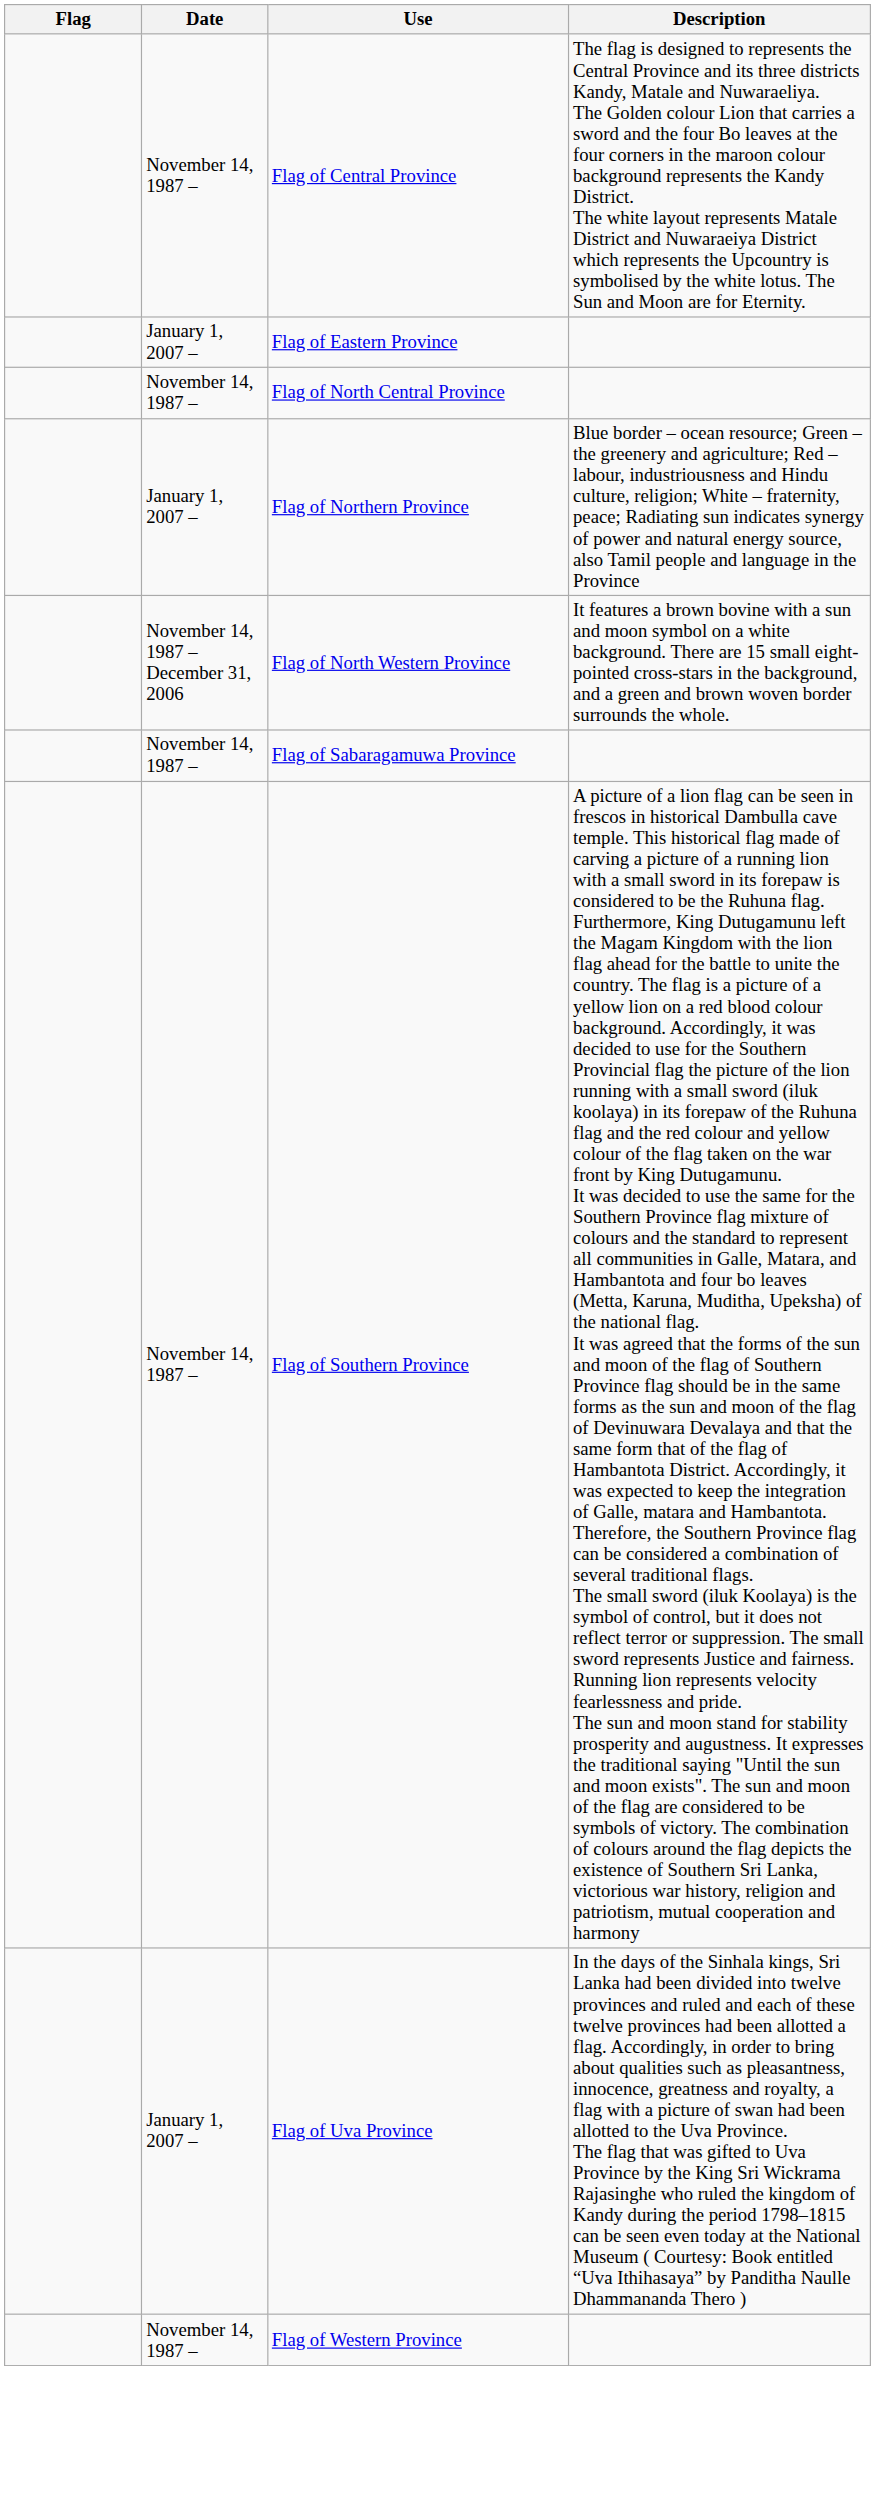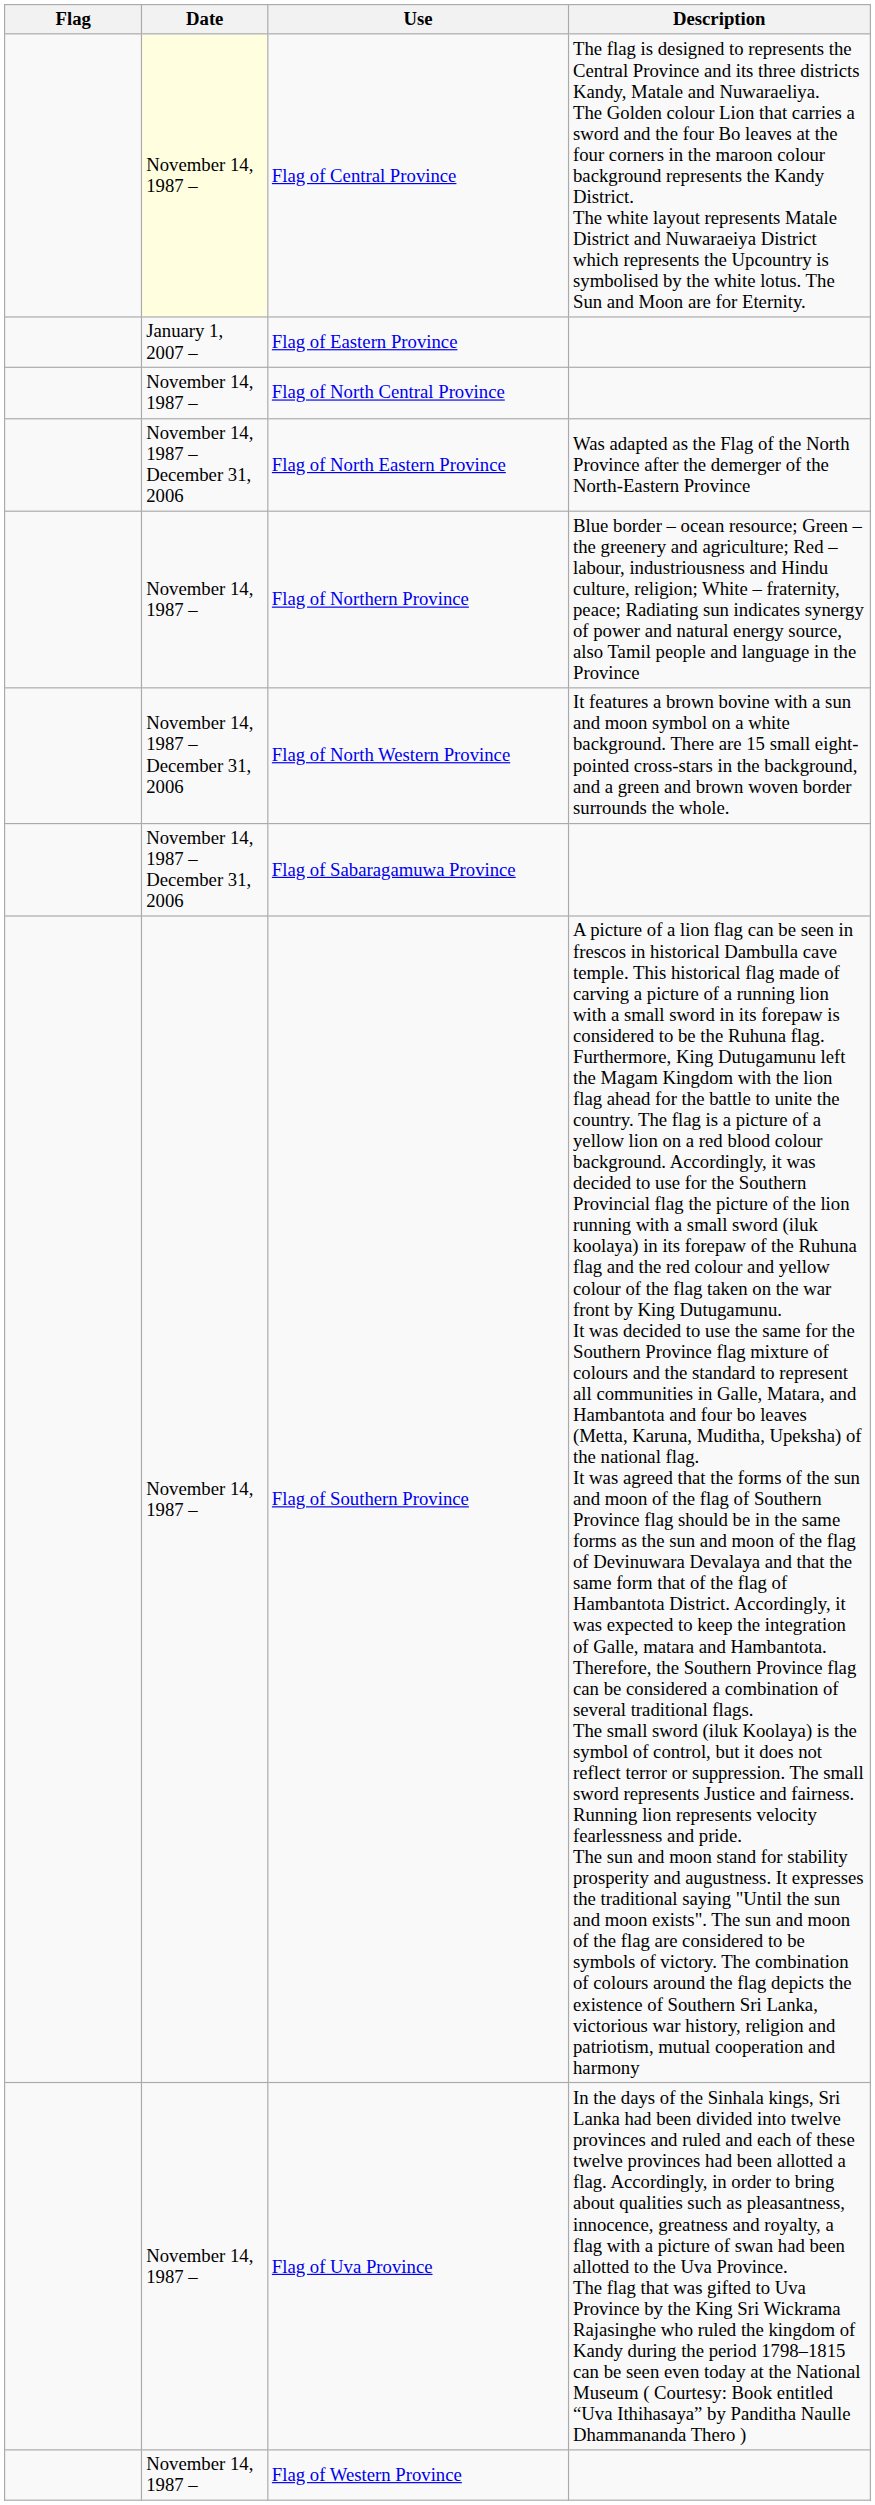(200, 175) no background -> (200, 175) lightyellow background
+ row: (389, 464)
(185, 506) January 1, 2007 – -> (200, 599) November 14, 1987 –
(200, 755) November 14, 1987 – -> (200, 869) November 14, 1987 – December 31, 2006
(185, 2131) January 1, 2007 – -> (200, 2266) November 14, 1987 –
